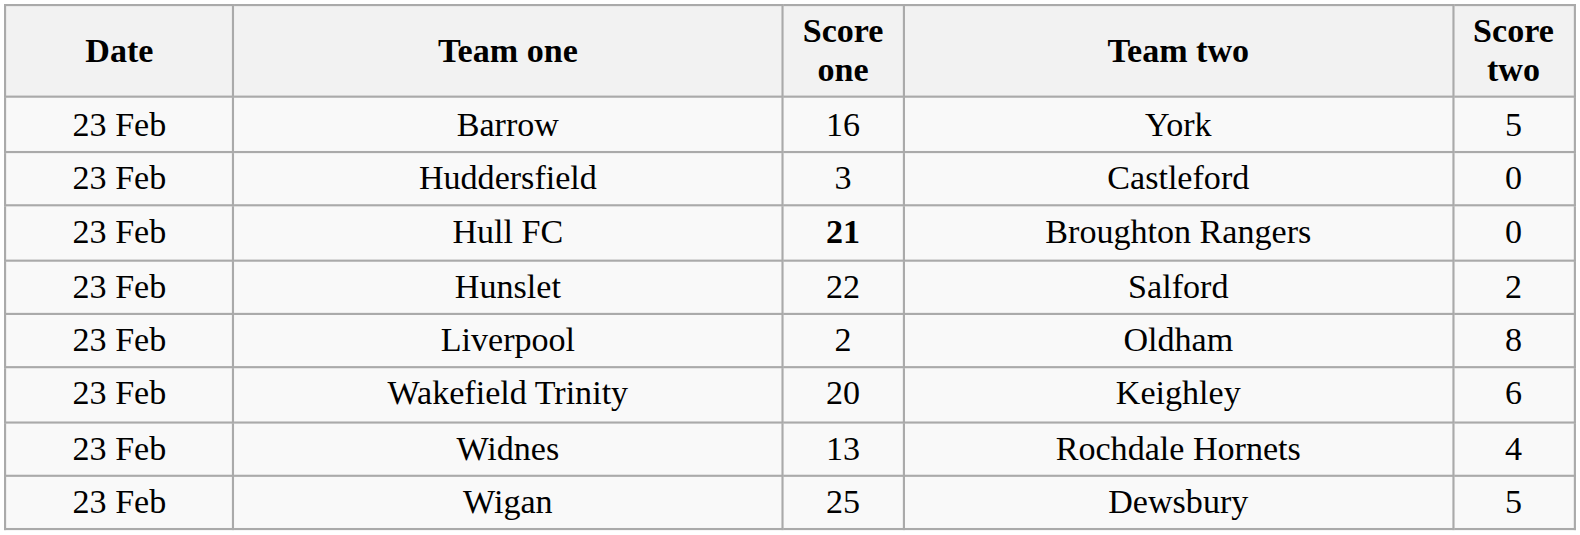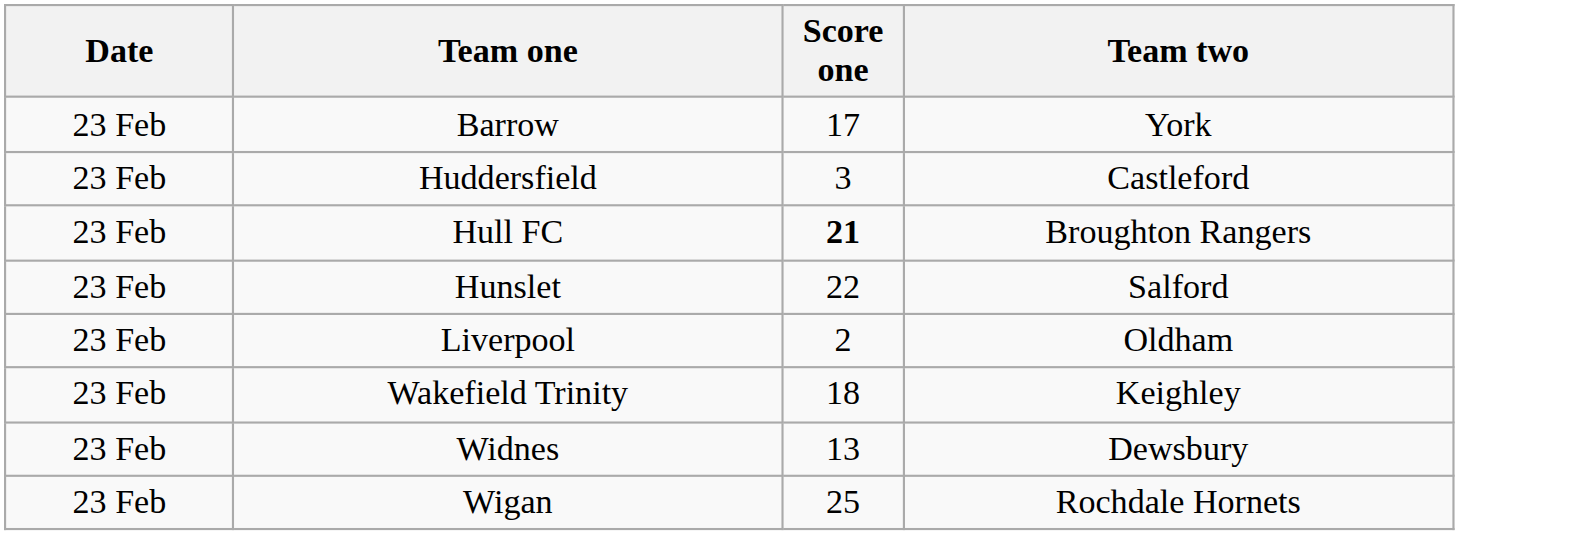- column: (1513, 50)
(843, 123) 16 -> (843, 123) 17
(843, 394) 20 -> (843, 394) 18
(1178, 448) Rochdale Hornets -> (1178, 448) Dewsbury
(1178, 502) Dewsbury -> (1178, 502) Rochdale Hornets
